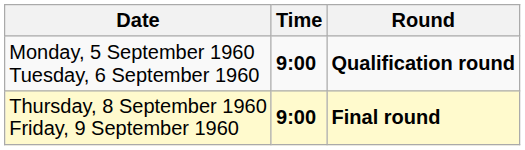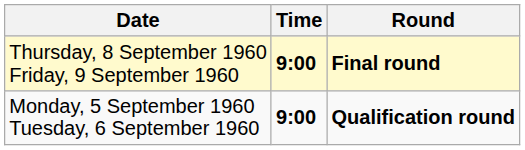rows swapped: (134, 63) <-> (138, 117)
